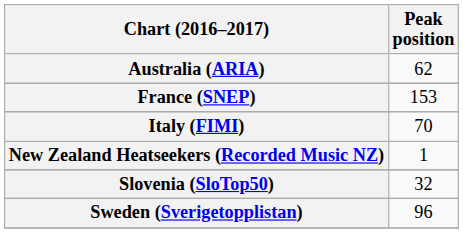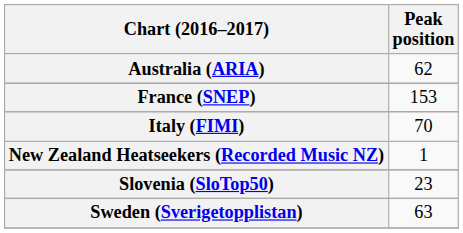(423, 184) 32 -> (423, 184) 23
(423, 213) 96 -> (423, 213) 63
